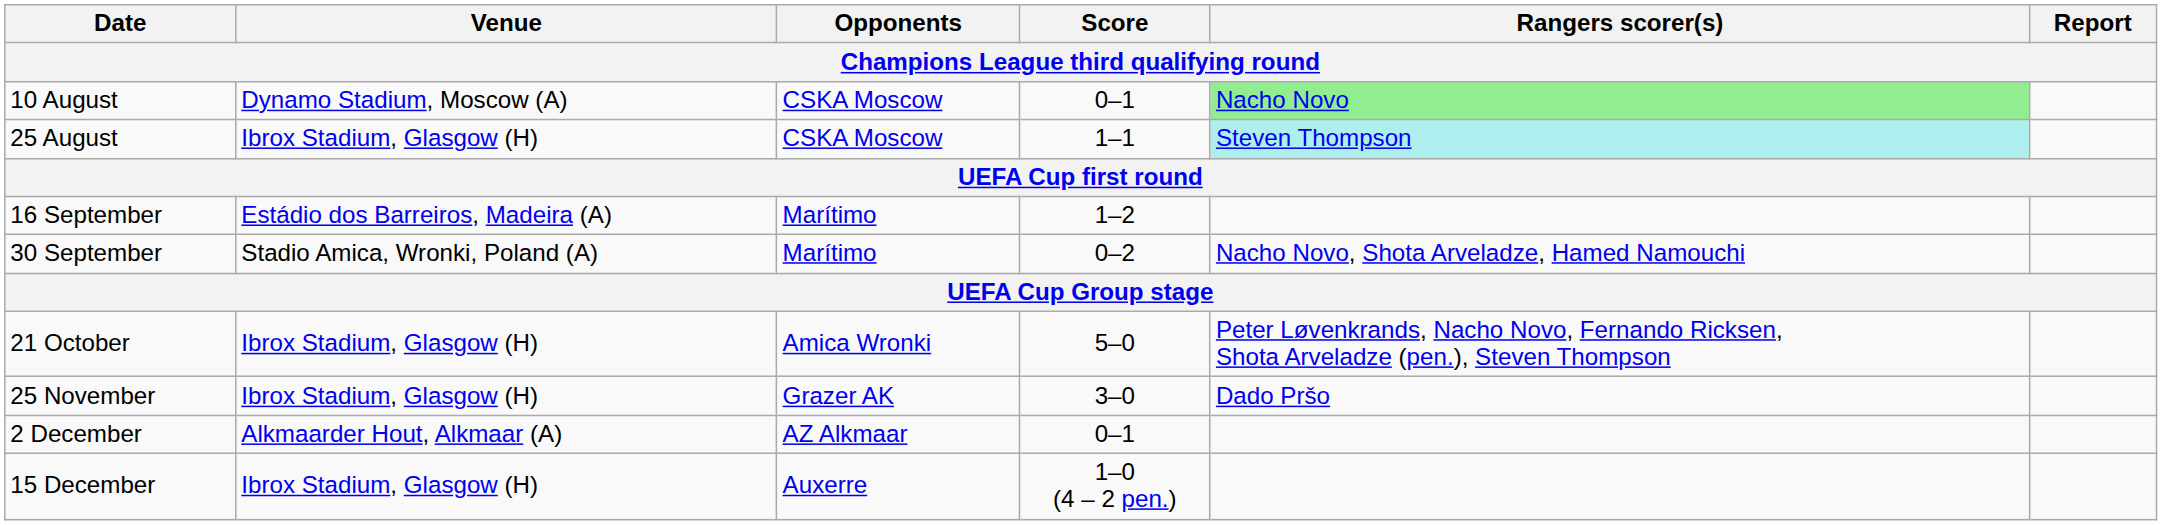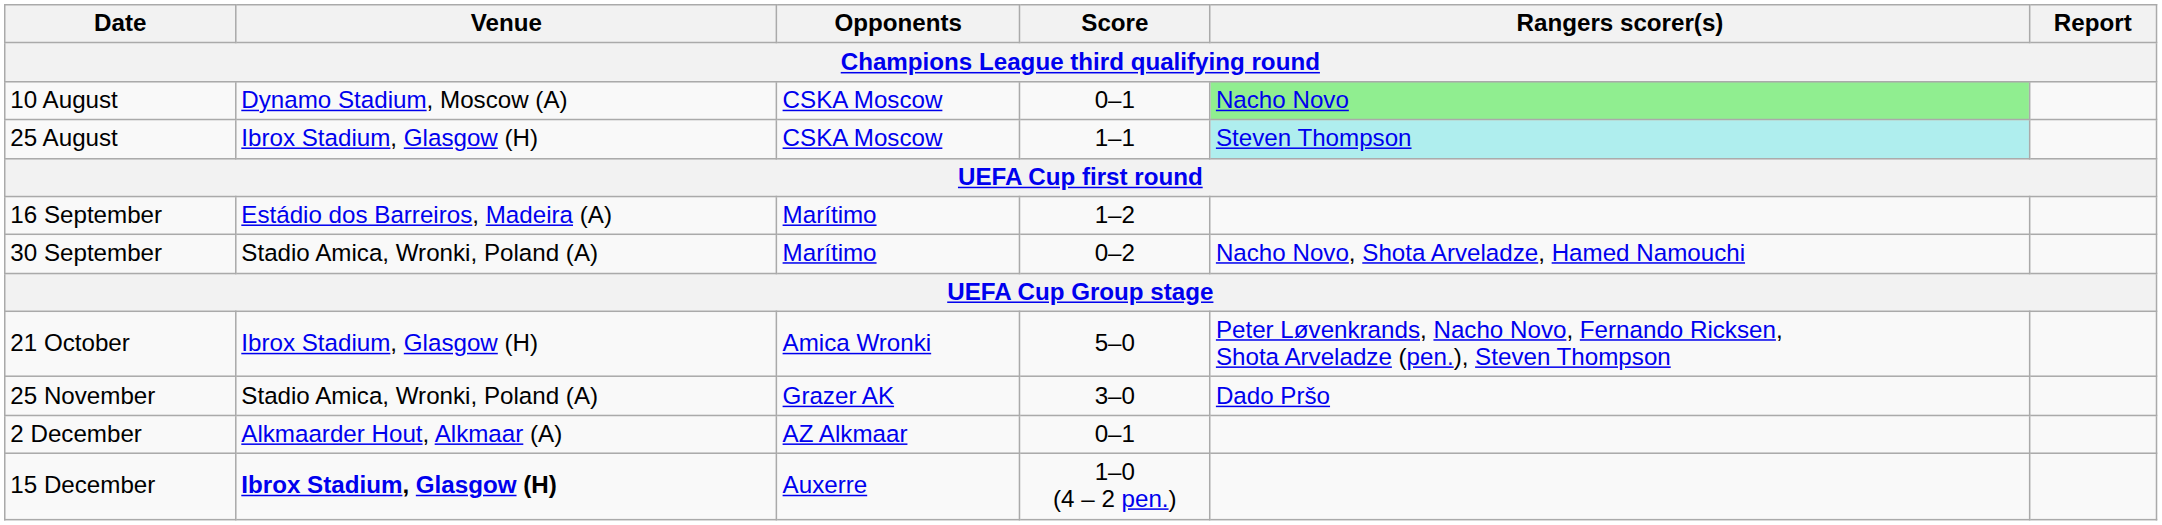(390, 395) Ibrox Stadium, Glasgow (H) -> (420, 395) Stadio Amica, Wronki, Poland (A)
(390, 485) normal -> (399, 485) bold
